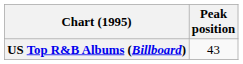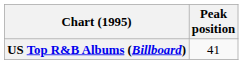(214, 49) 43 -> (214, 49) 41
